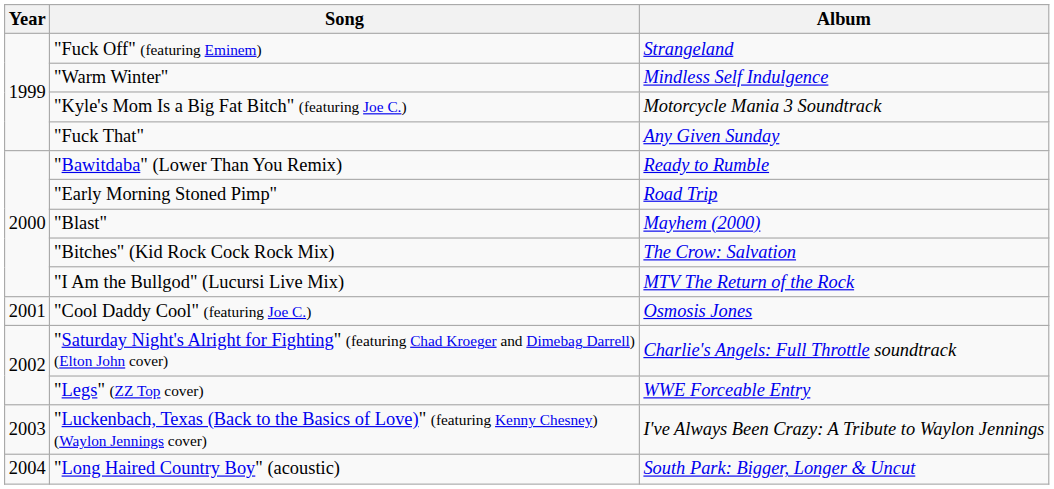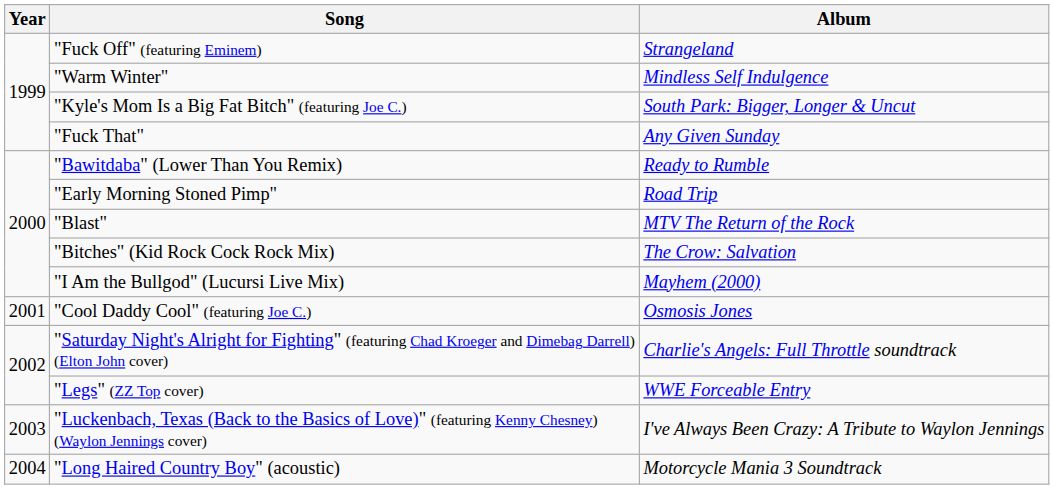(762, 106) Motorcycle Mania 3 Soundtrack -> (779, 106) South Park: Bigger, Longer & Uncut
(702, 223) Mayhem (2000) -> (749, 223) MTV The Return of the Rock
(749, 281) MTV The Return of the Rock -> (702, 281) Mayhem (2000)
(779, 469) South Park: Bigger, Longer & Uncut -> (762, 469) Motorcycle Mania 3 Soundtrack
